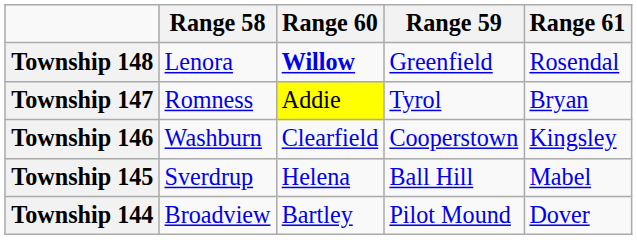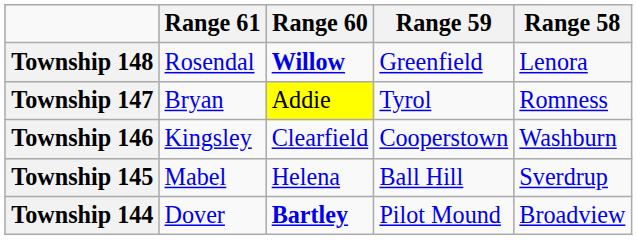columns swapped: (577, 23) <-> (218, 23)
(317, 215) normal -> (310, 215) bold
